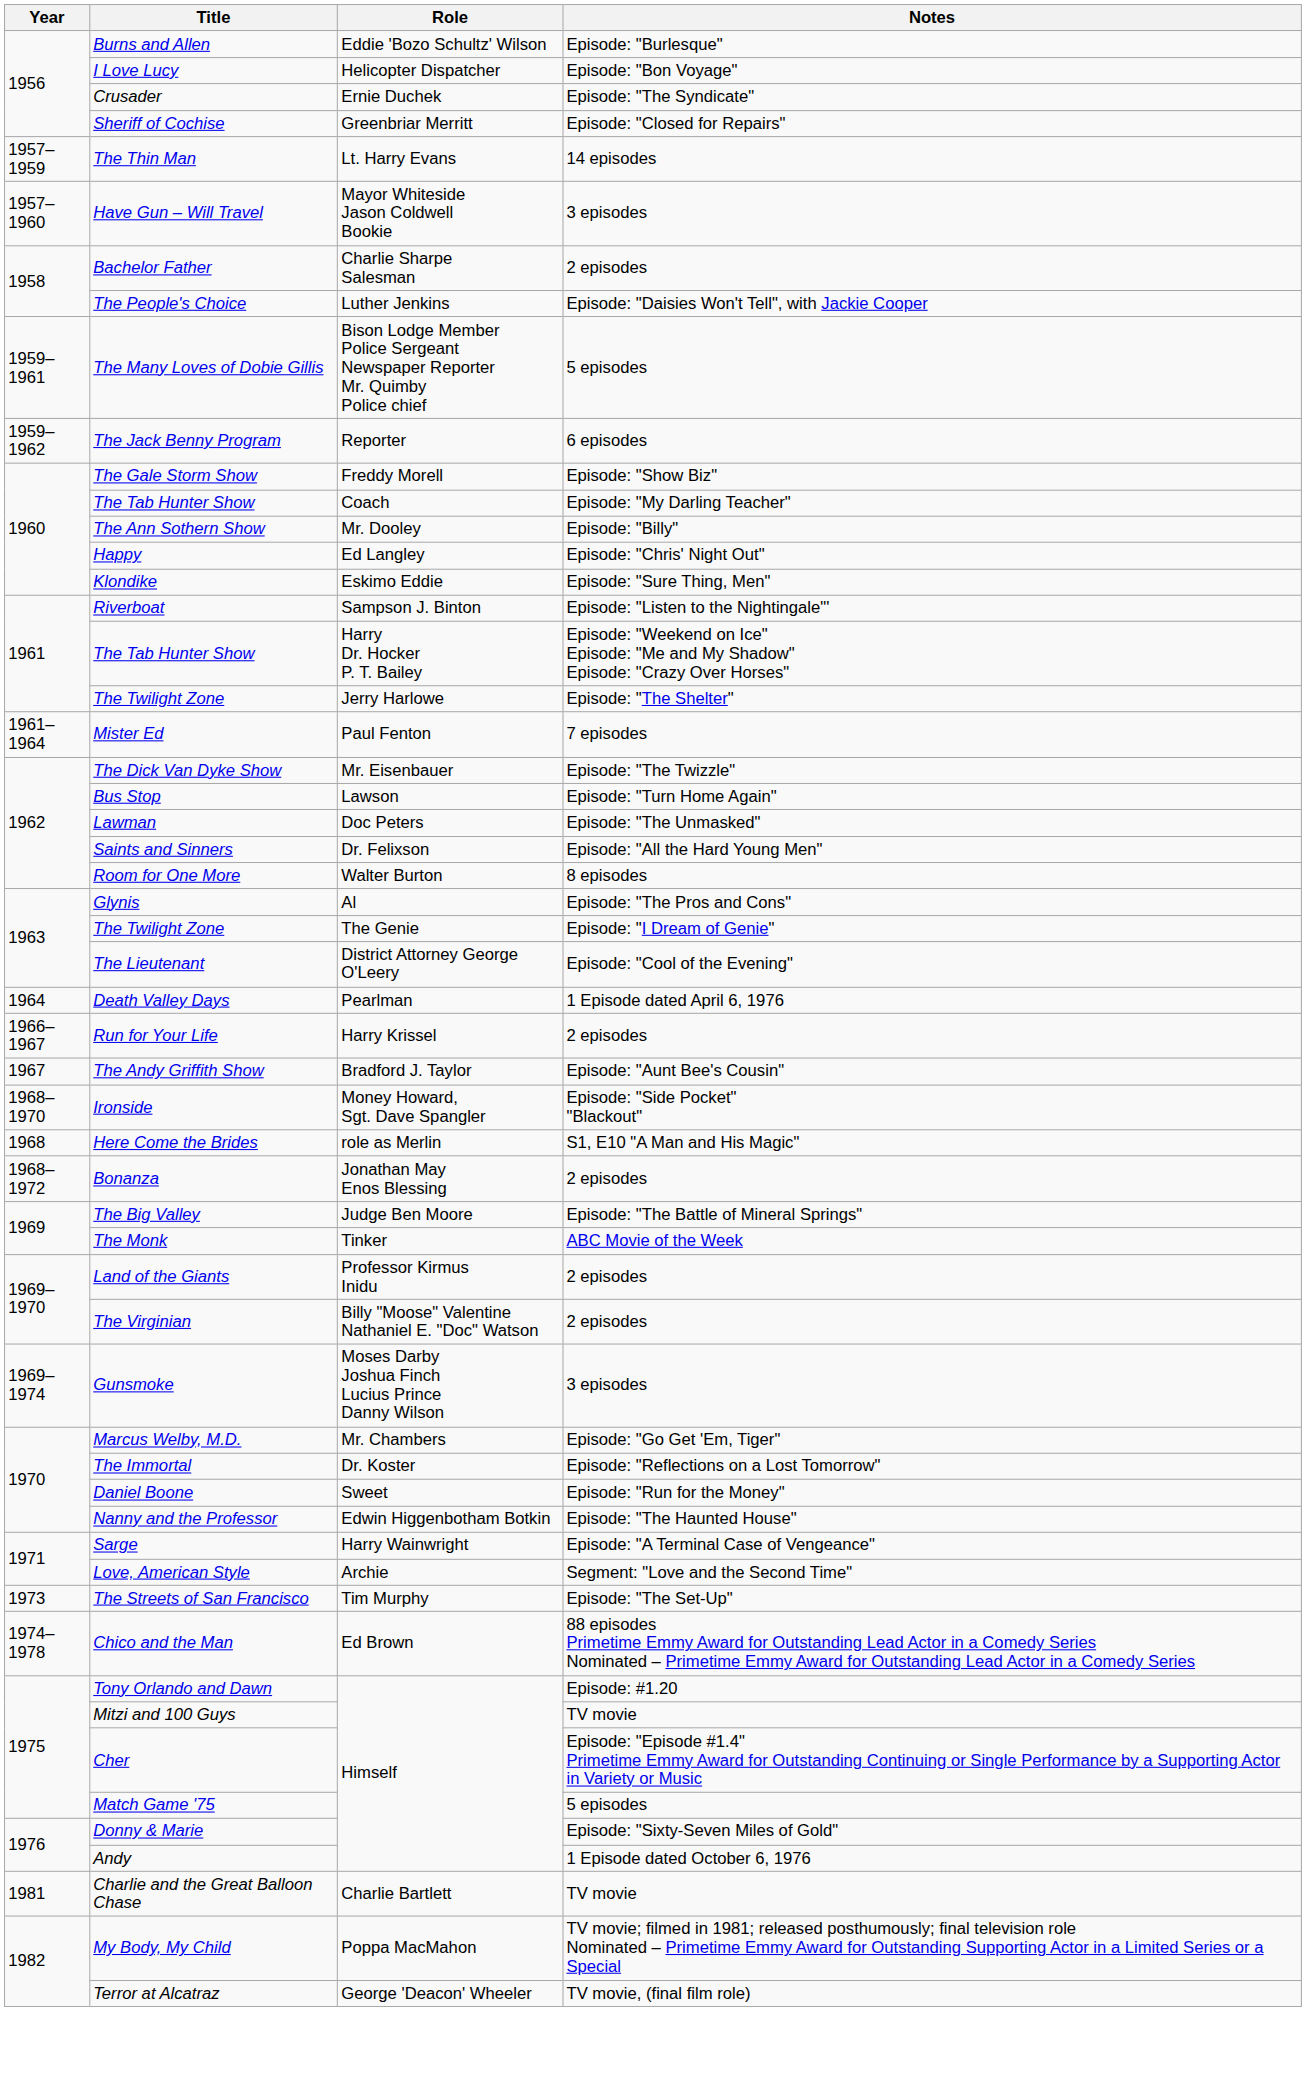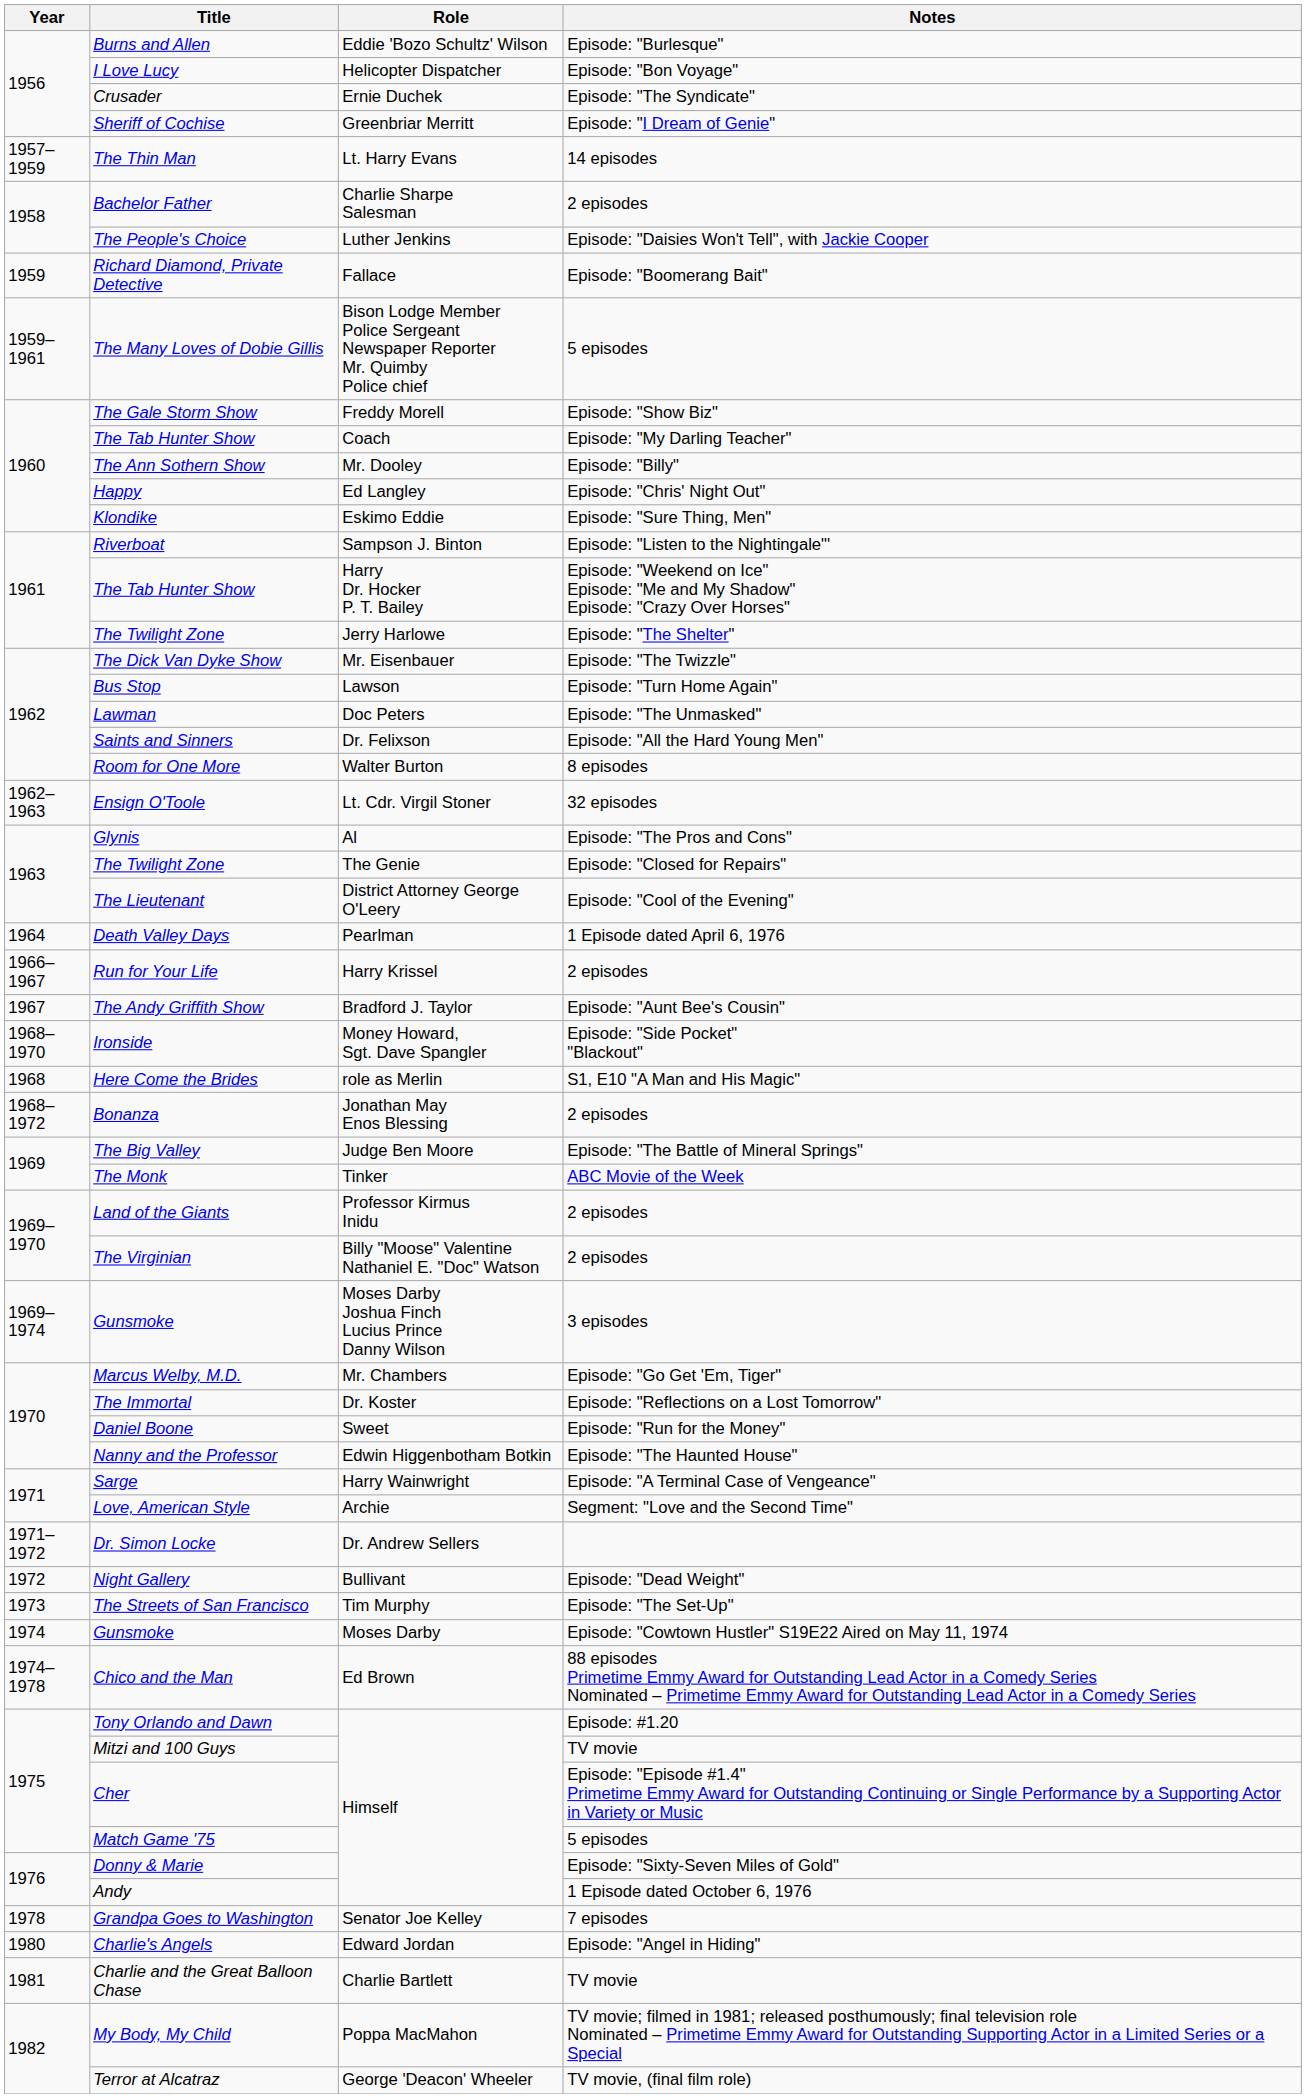(676, 123) Episode: "Closed for Repairs" -> (671, 123) Episode: "I Dream of Genie"
- row: (178, 213)
+ row: (188, 275)
- row: (187, 440)
- row: (128, 734)
+ row: (149, 802)
(670, 928) Episode: "I Dream of Genie" -> (677, 864) Episode: "Closed for Repairs"
+ row: (154, 1543)
+ row: (141, 1579)
+ row: (133, 1632)
+ row: (203, 1918)
+ row: (153, 1944)
